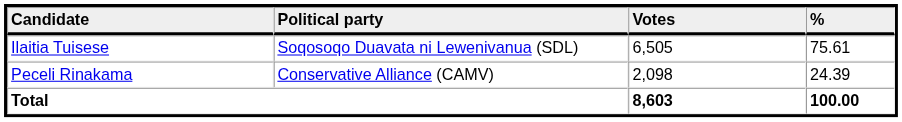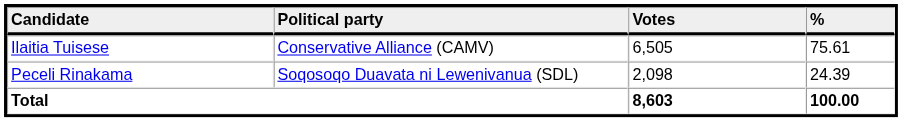(428, 48) Soqosoqo Duavata ni Lewenivanua (SDL) -> (386, 48) Conservative Alliance (CAMV)
(386, 74) Conservative Alliance (CAMV) -> (428, 74) Soqosoqo Duavata ni Lewenivanua (SDL)
